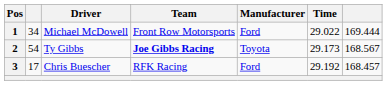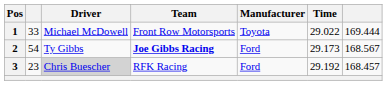(33, 31) 34 -> (33, 31) 33
(250, 31) Ford -> (255, 31) Toyota
(255, 49) Toyota -> (250, 49) Ford
(33, 66) 17 -> (33, 66) 23
(77, 66) no background -> (77, 66) lightgrey background
